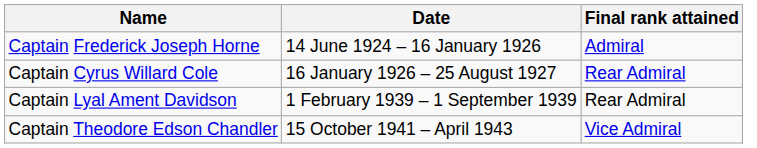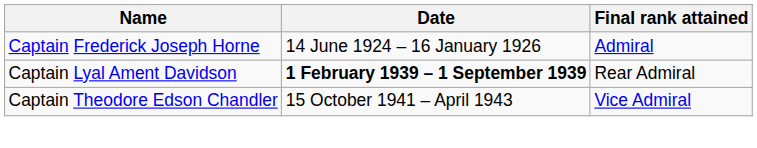- row: (113, 73)
(431, 101) normal -> (436, 73) bold
